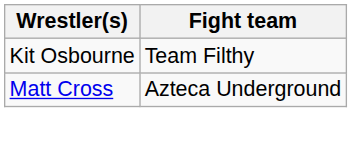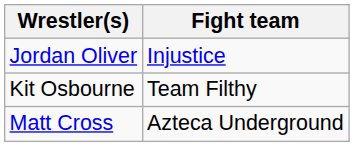+ row: (73, 55)
